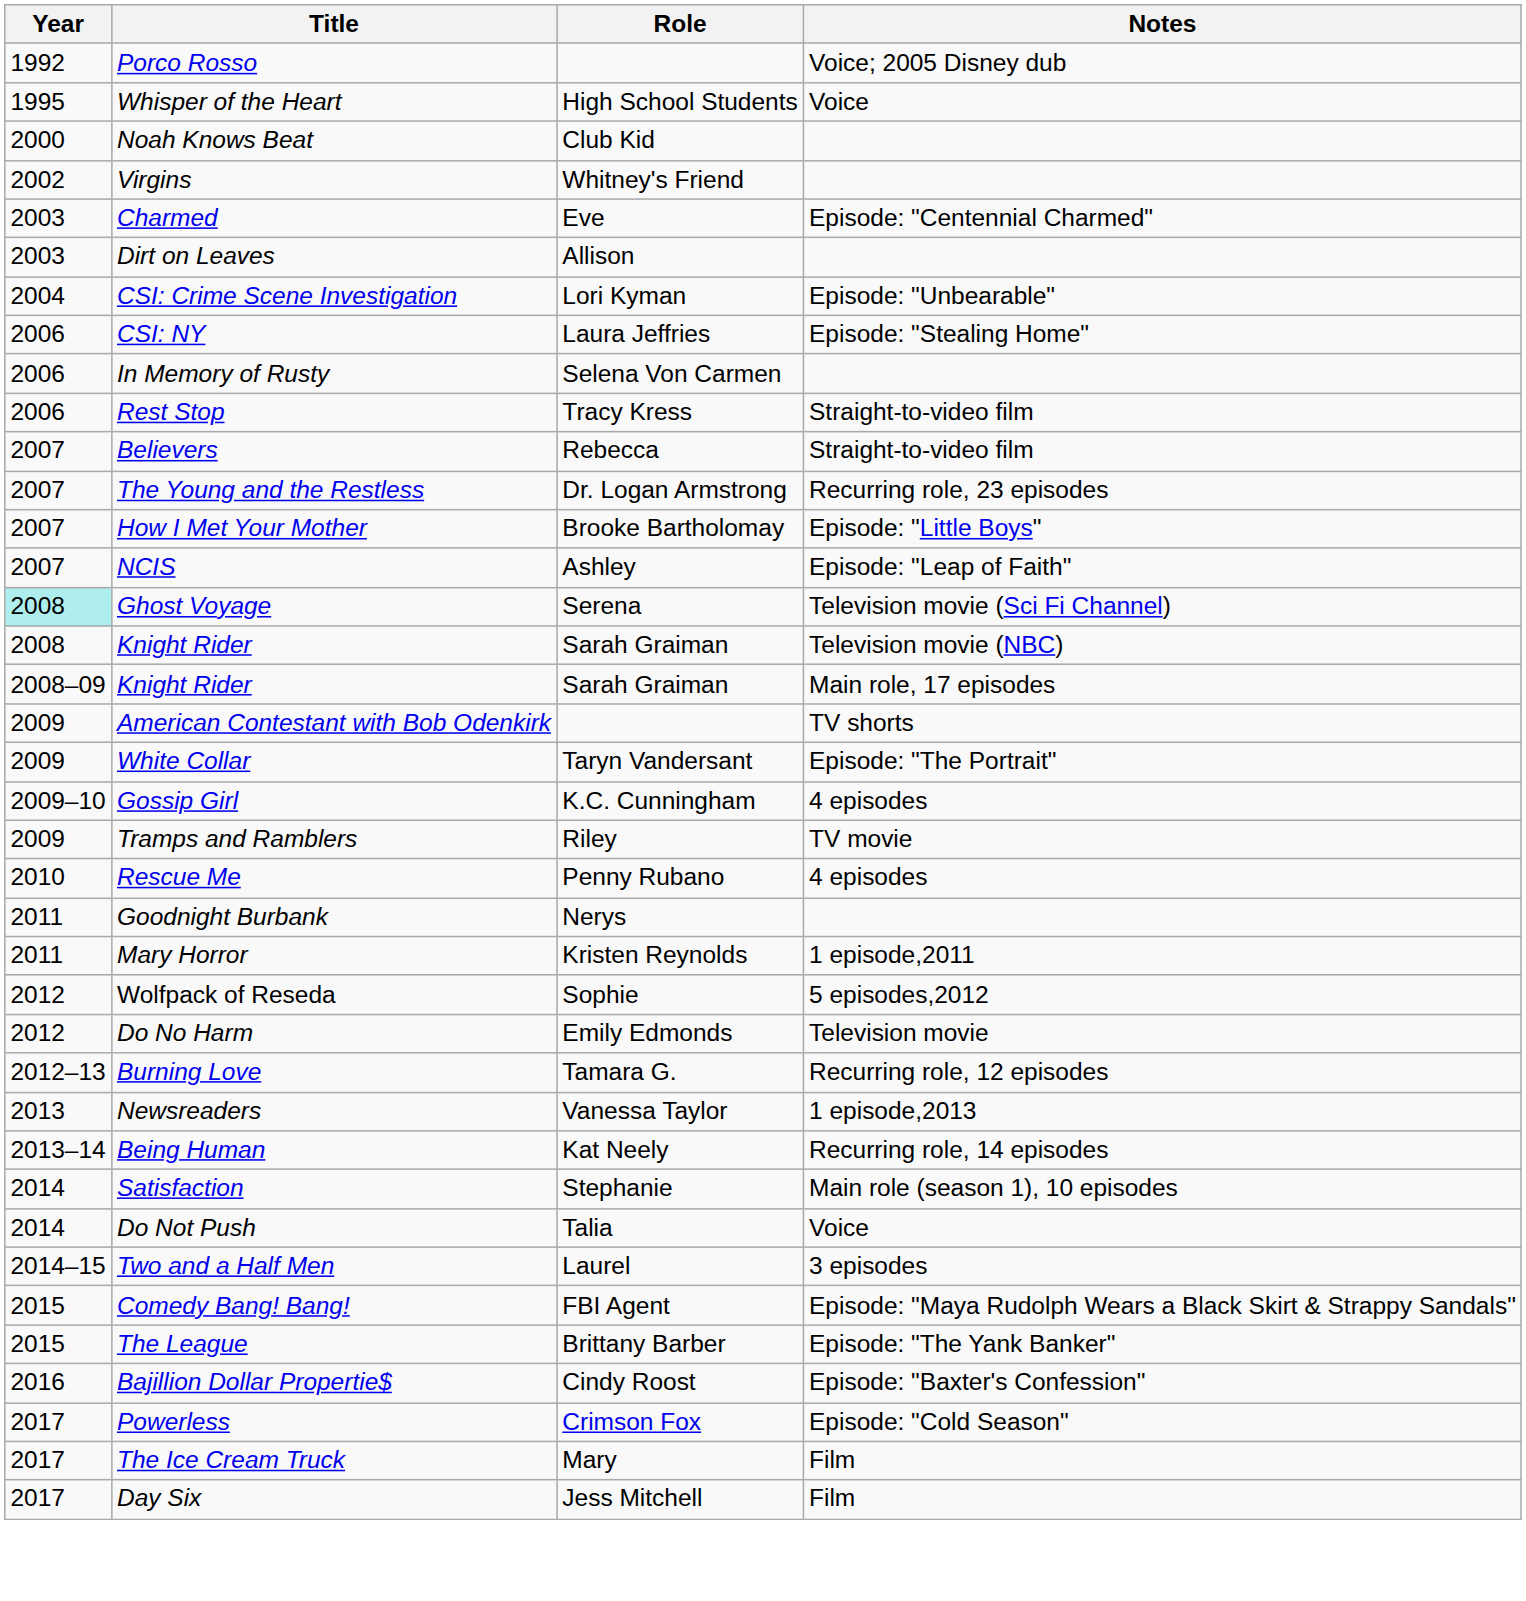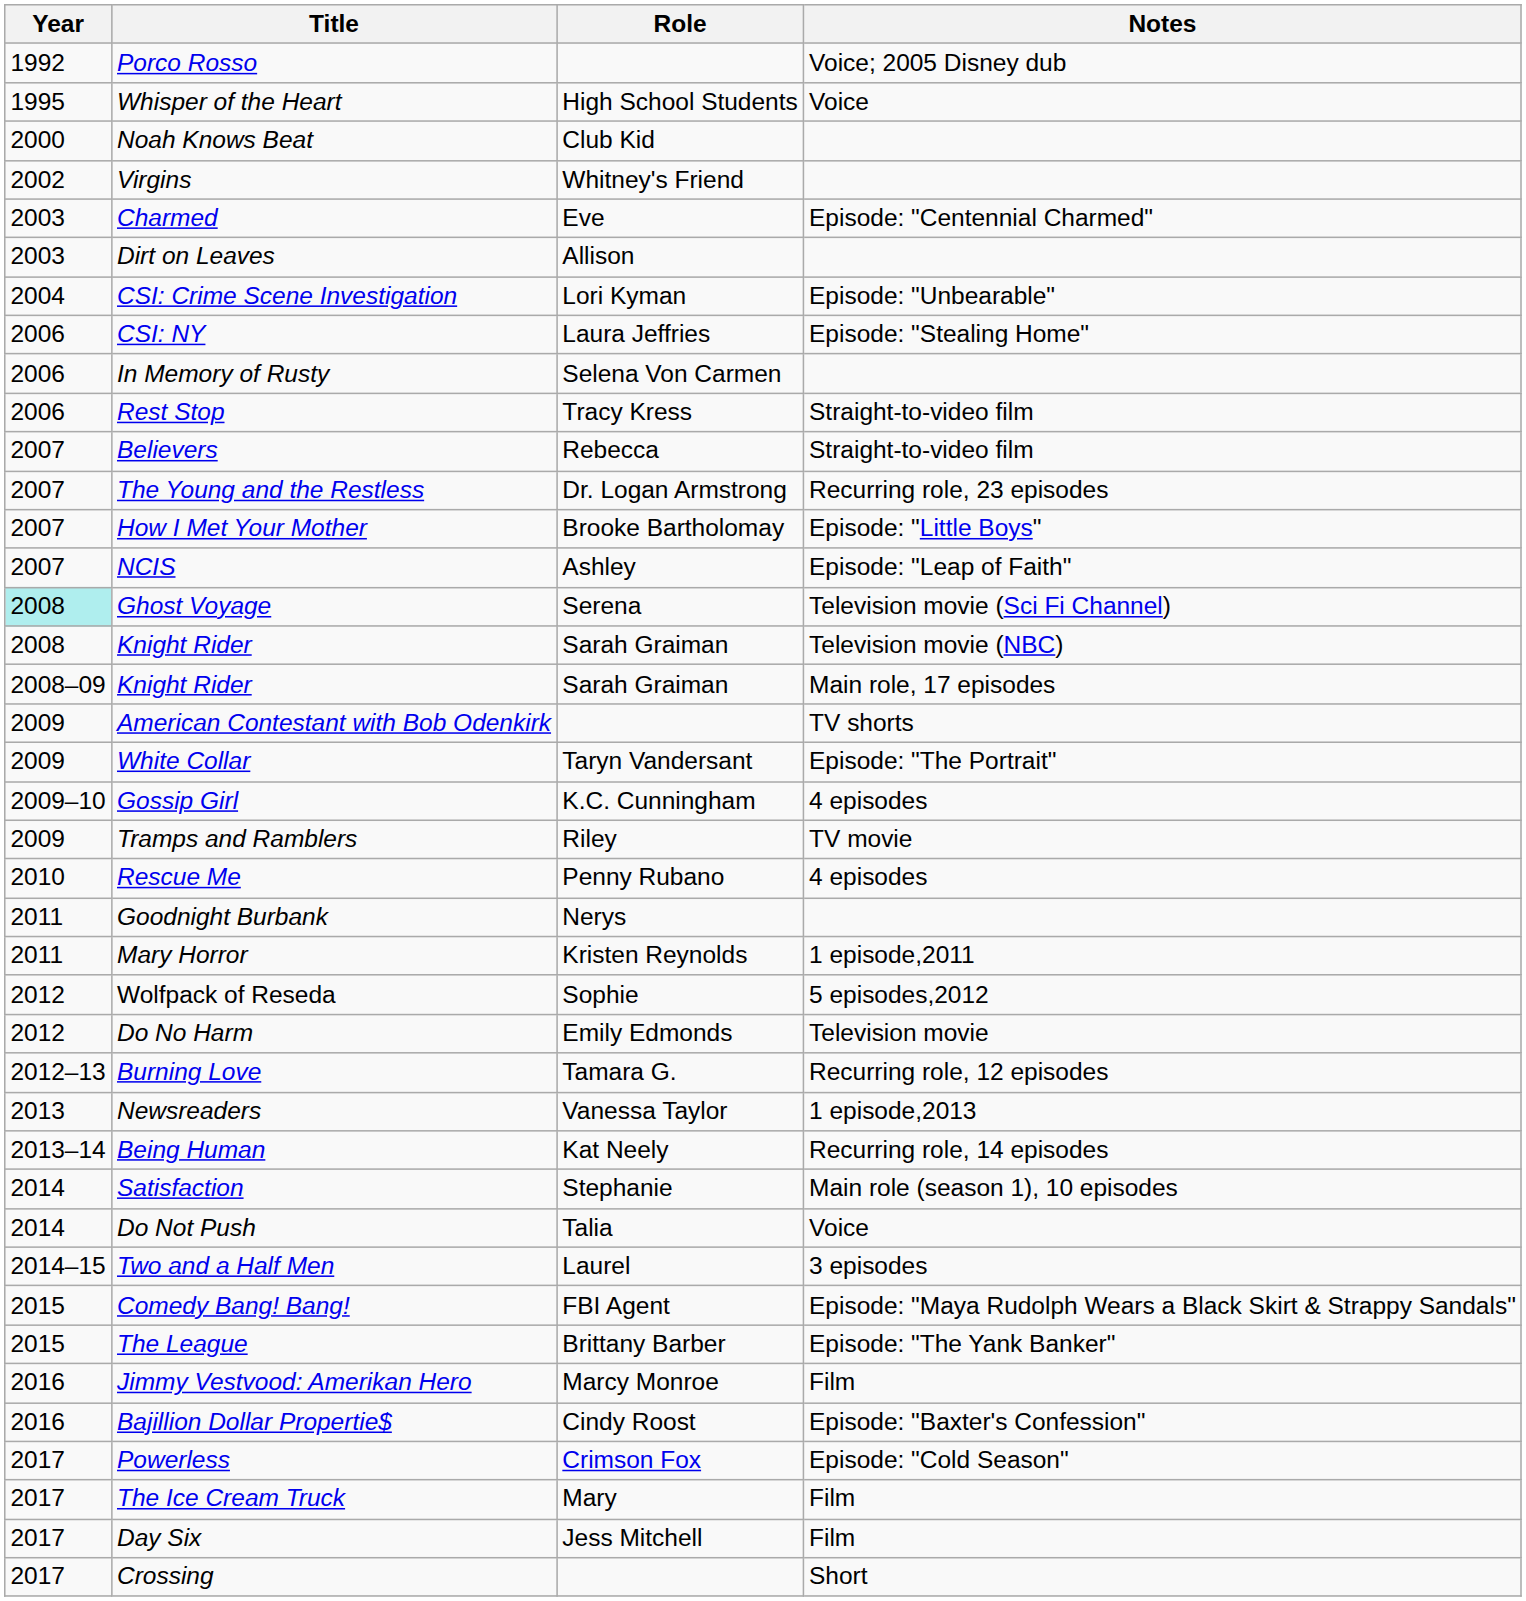+ row: (294, 1382)
+ row: (165, 1576)
